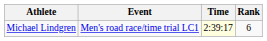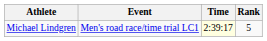(249, 28) 6 -> (249, 28) 5
